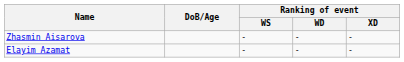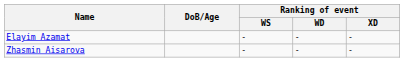rows swapped: (46, 38) <-> (38, 51)
